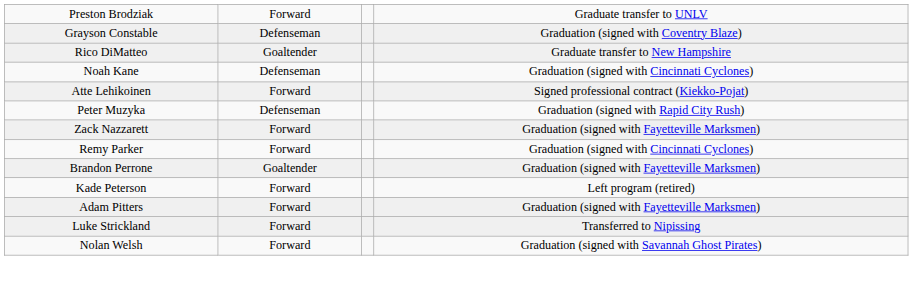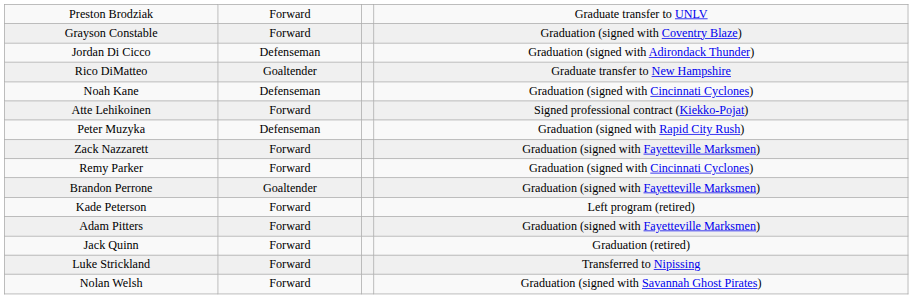(290, 33) Defenseman -> (290, 33) Forward
+ row: (111, 52)
+ row: (111, 245)
